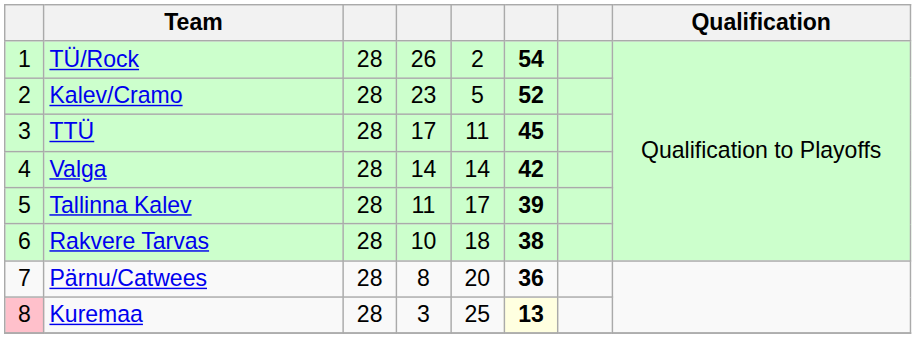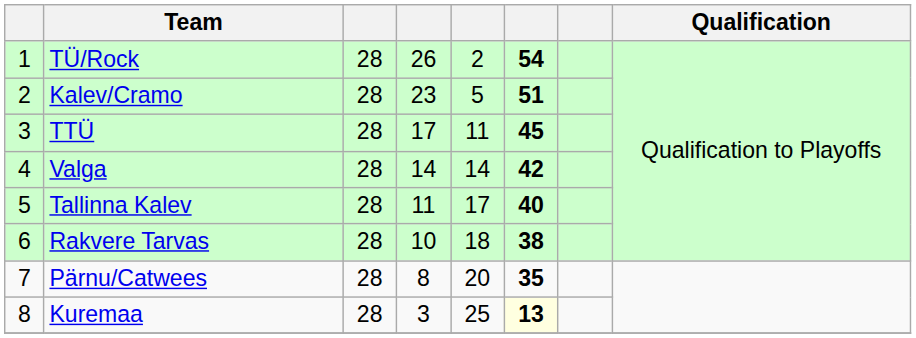(531, 95) 52 -> (531, 95) 51
(531, 205) 39 -> (531, 205) 40
(531, 278) 36 -> (531, 278) 35
(24, 315) pink background -> (24, 315) no background
